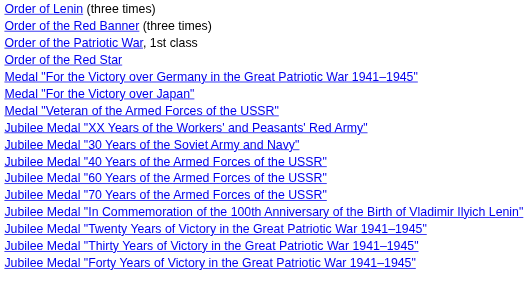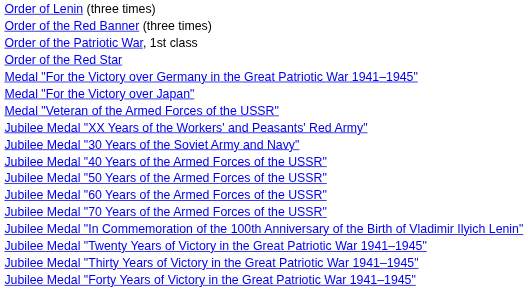+ row: (166, 178)
